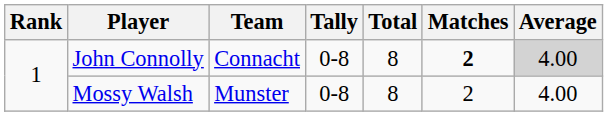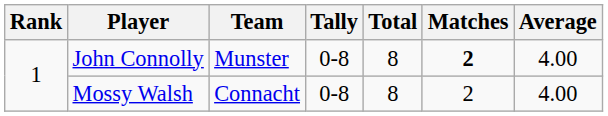(257, 57) Connacht -> (251, 57) Munster
(558, 57) lightgrey background -> (558, 57) no background
(251, 93) Munster -> (257, 93) Connacht
